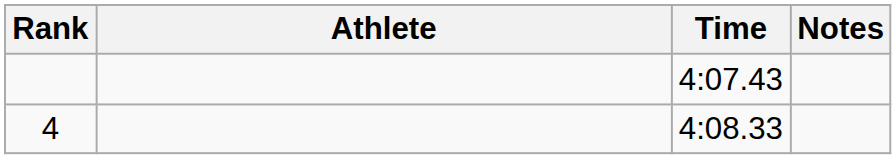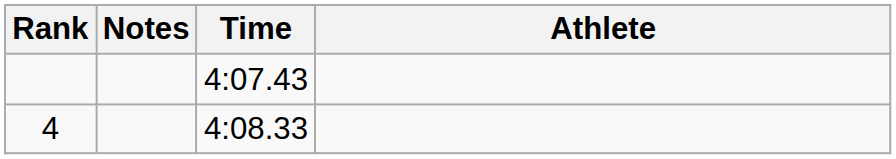columns swapped: (384, 29) <-> (841, 29)
